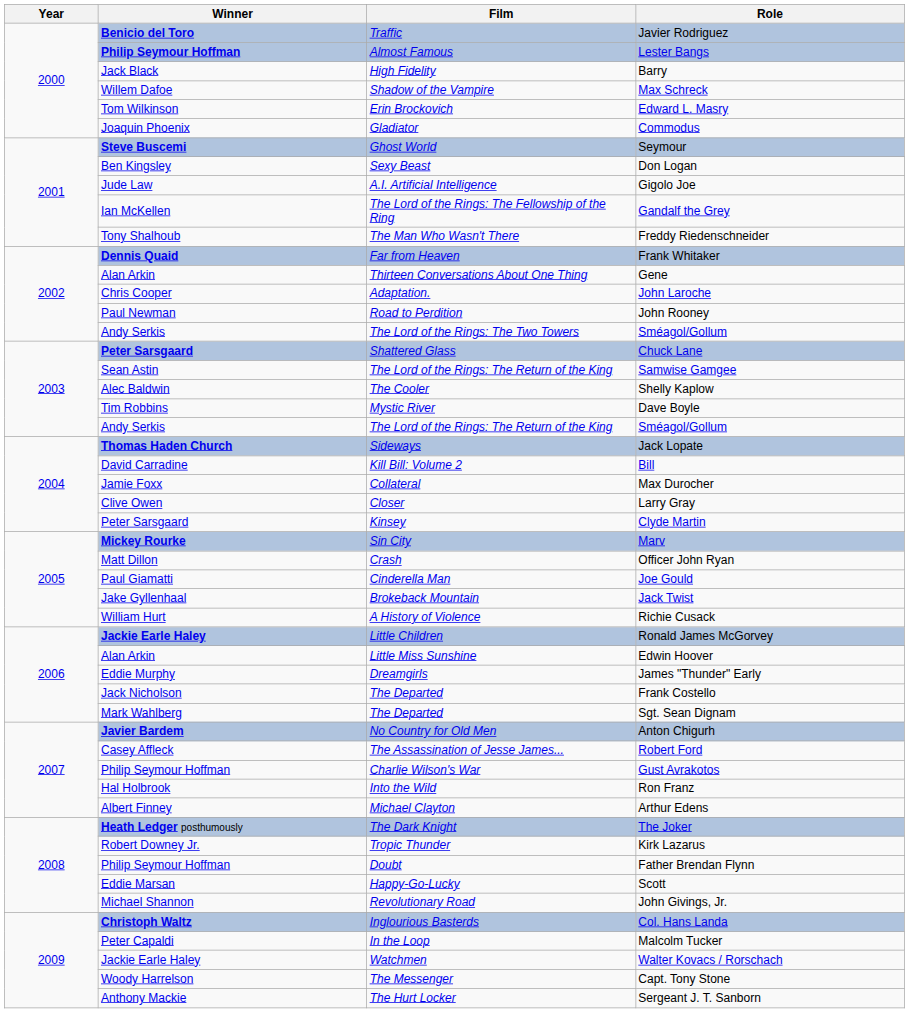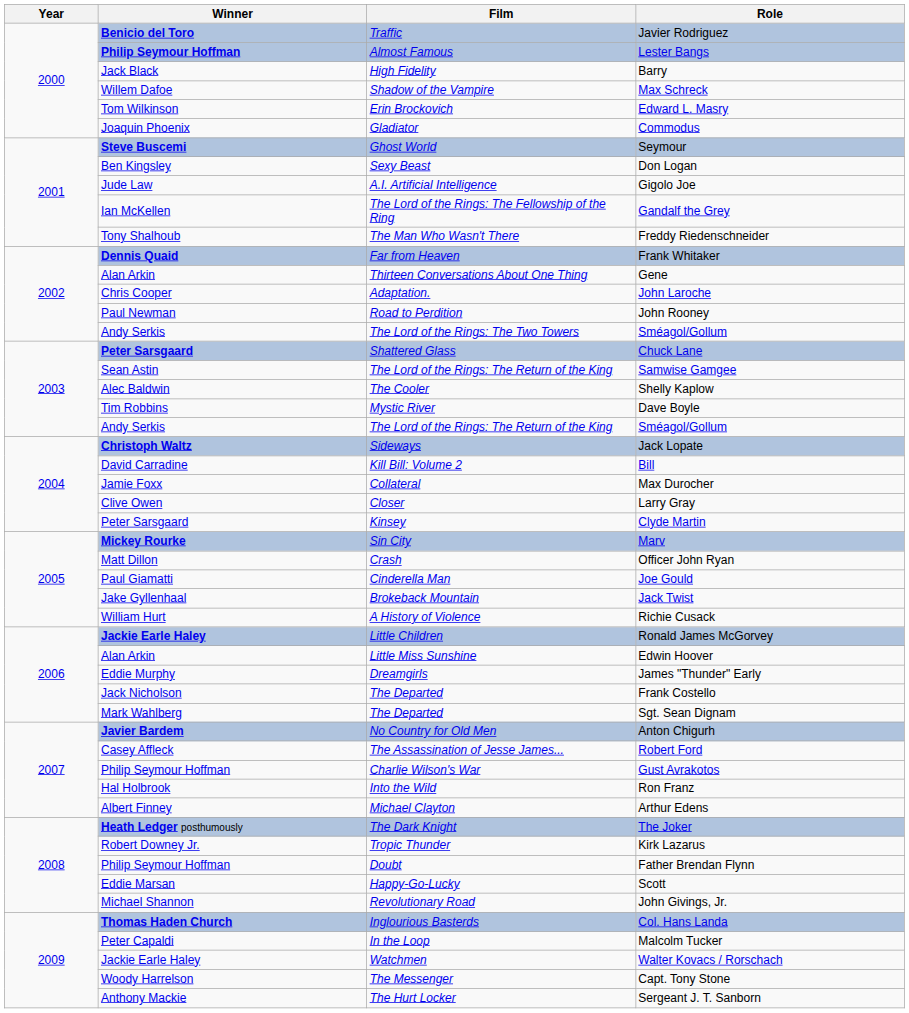(167, 446) Thomas Haden Church -> (146, 446) Christoph Waltz
(146, 921) Christoph Waltz -> (167, 921) Thomas Haden Church
